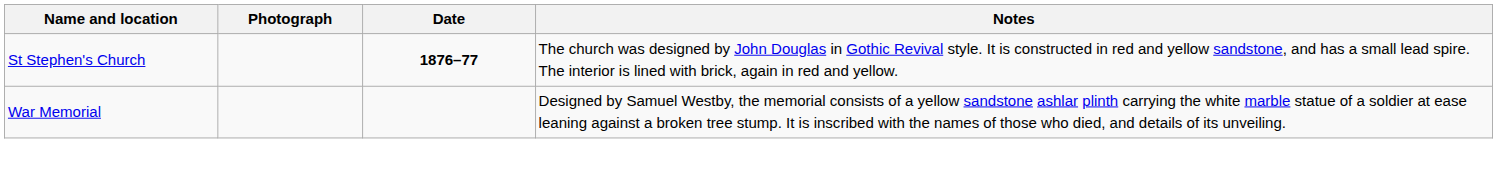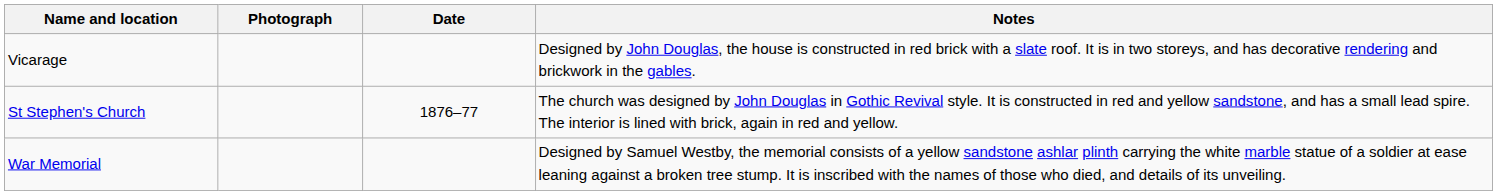+ row: (37, 60)
(449, 60) bold -> (449, 112) normal
